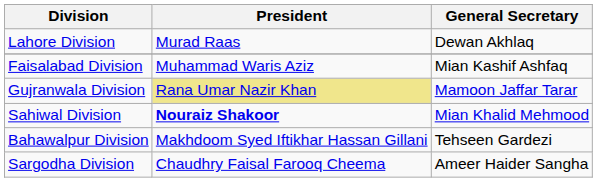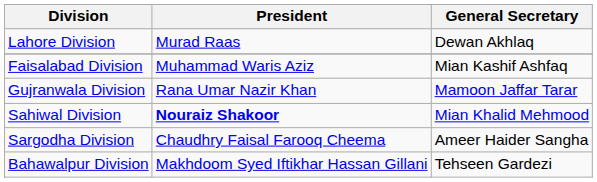(236, 90) khaki background -> (236, 90) no background
rows swapped: (78, 139) <-> (71, 164)
